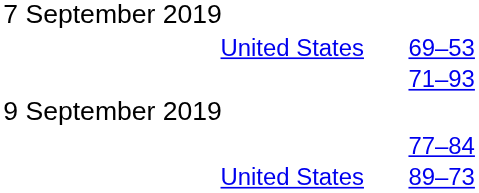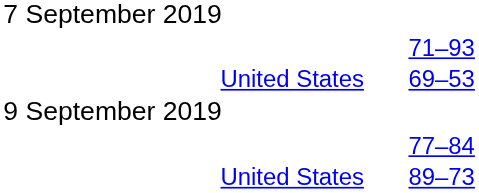rows swapped: (184, 79) <-> (292, 47)
